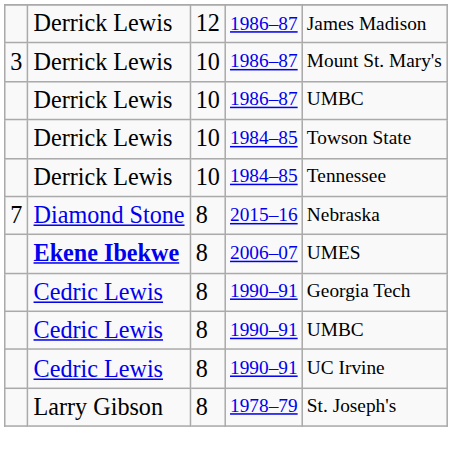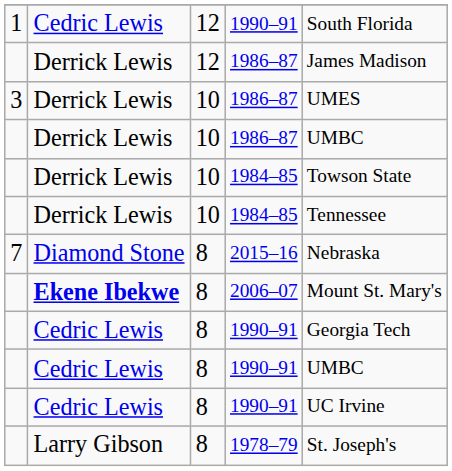+ row: (16, 23)
(374, 61) Mount St. Mary's -> (334, 100) UMES
(334, 253) UMES -> (374, 291) Mount St. Mary's
